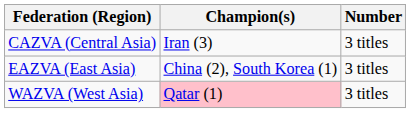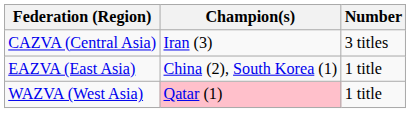(366, 68) 3 titles -> (363, 68) 1 title
(366, 94) 3 titles -> (363, 94) 1 title
